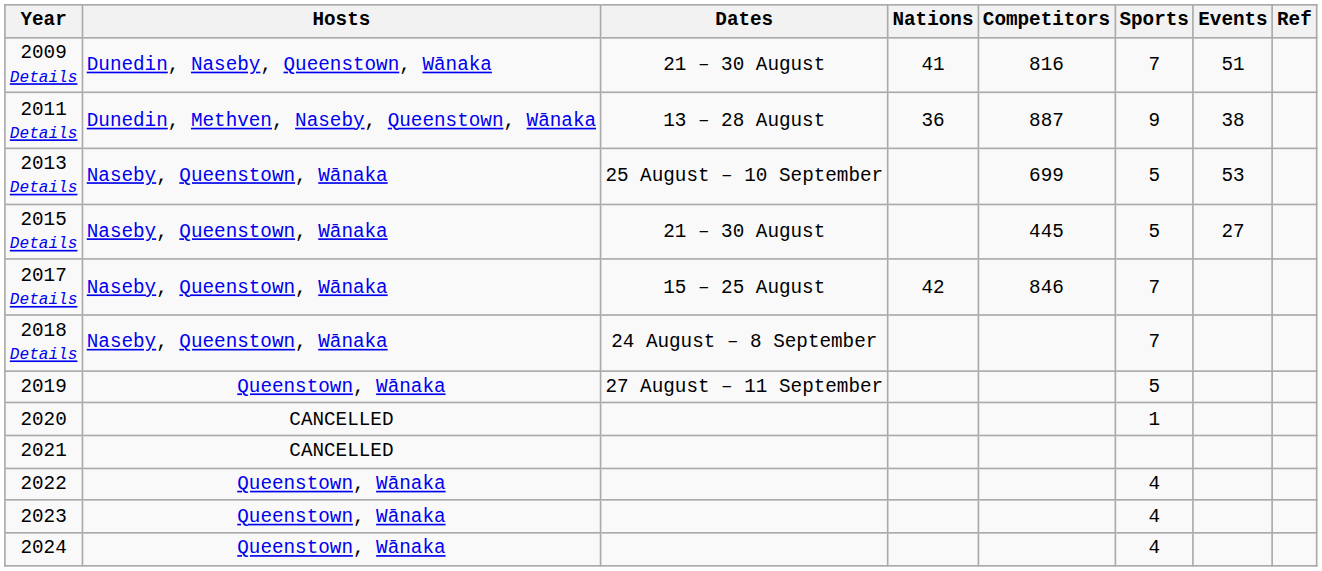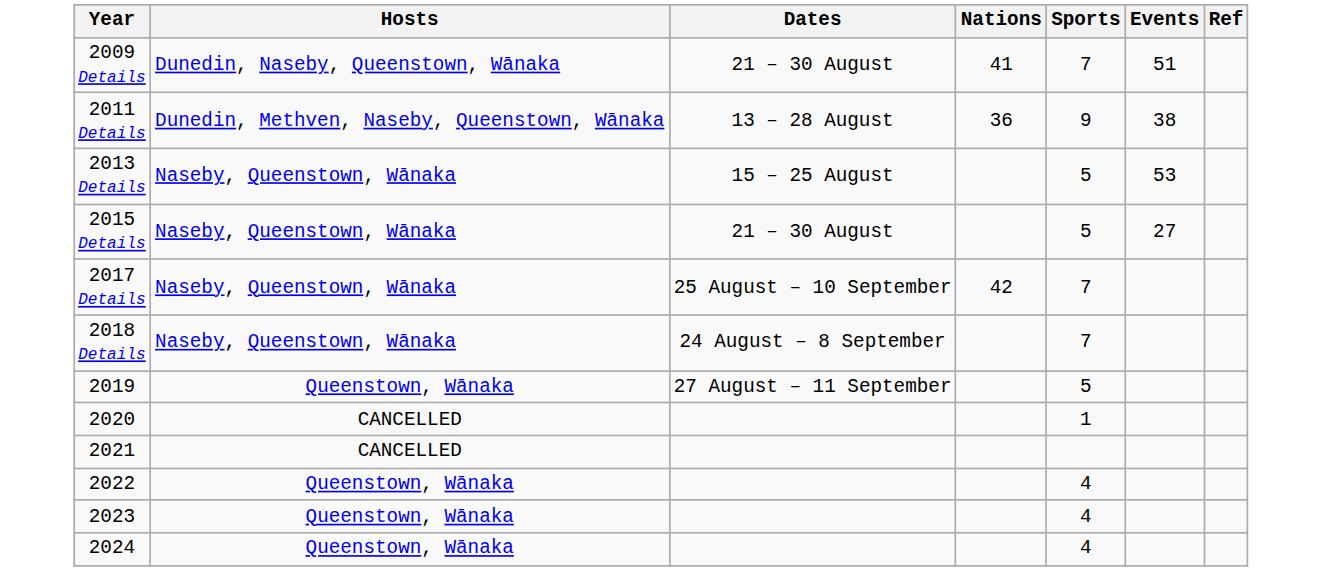- column: (1046, 21)
(744, 176) 25 August – 10 September -> (813, 176) 15 – 25 August
(744, 287) 15 – 25 August -> (813, 287) 25 August – 10 September
